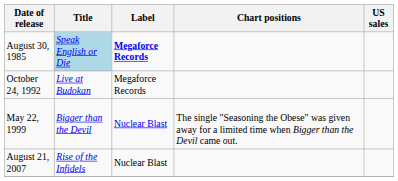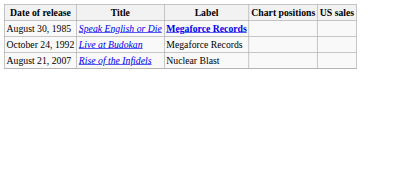(77, 51) lightblue background -> (120, 28) no background
- row: (23, 124)
